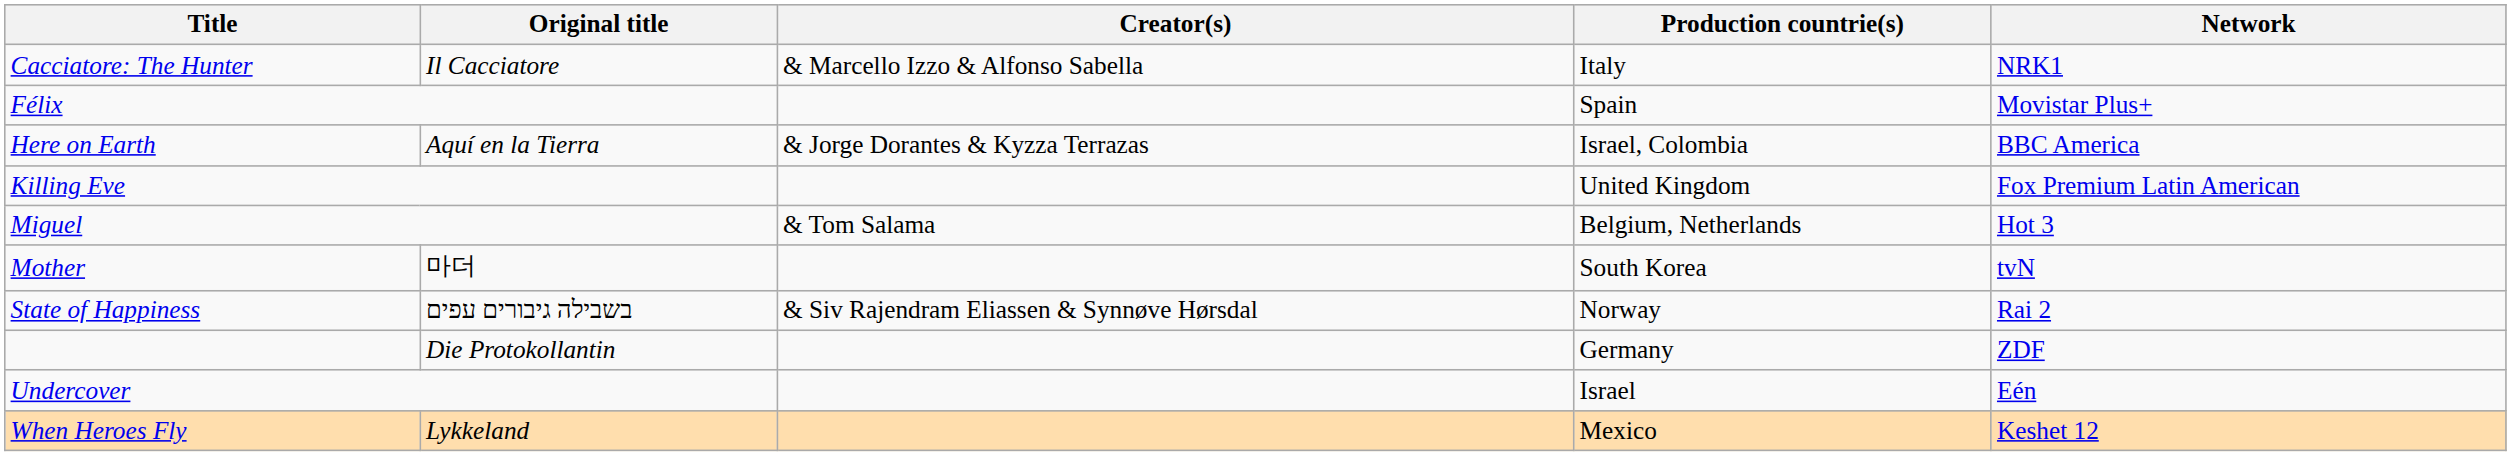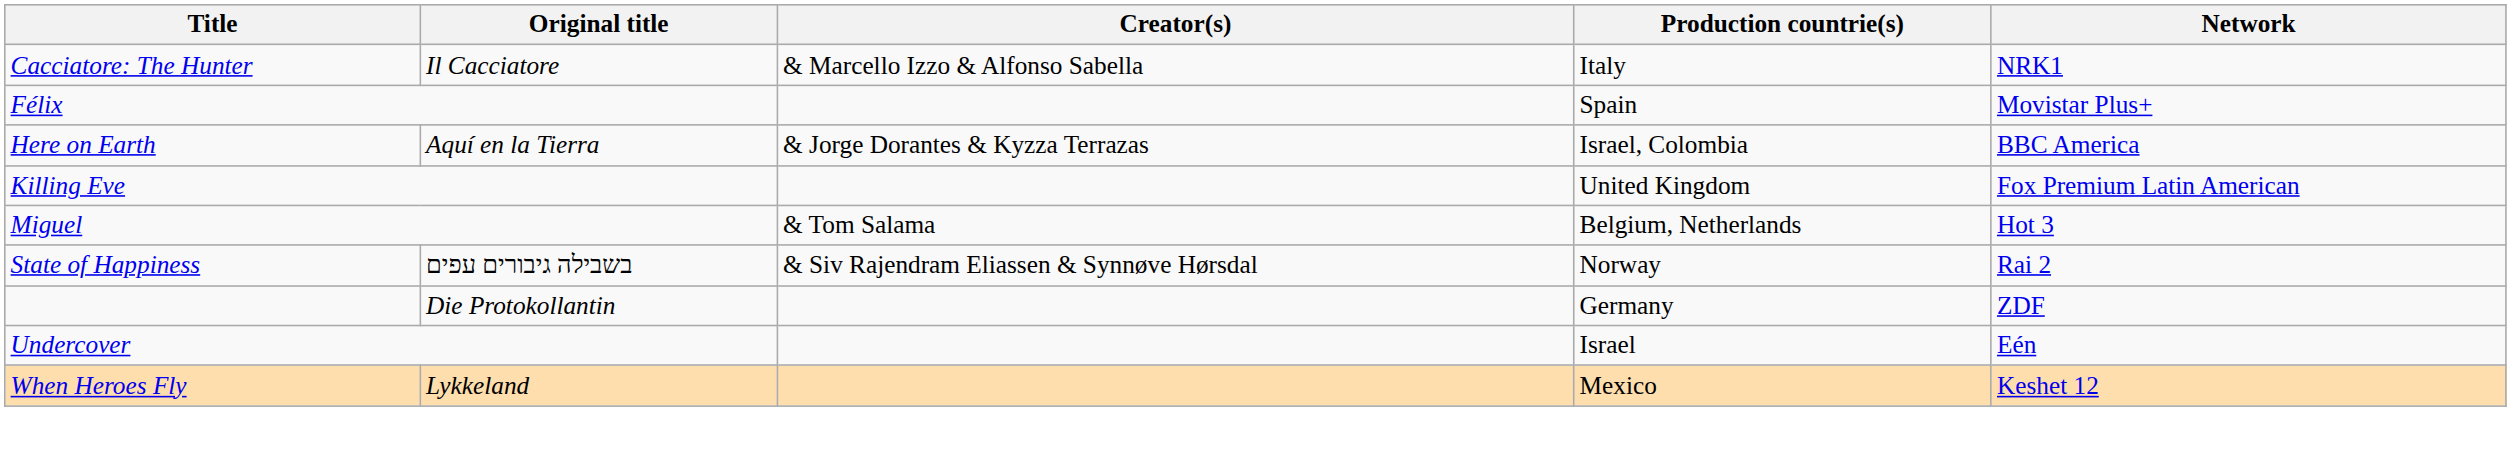- row: (48, 267)
